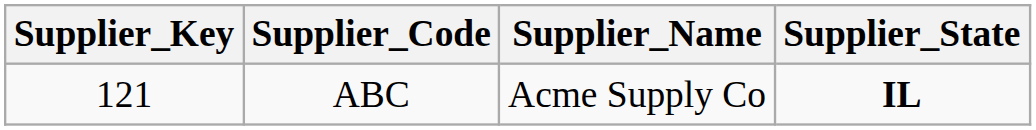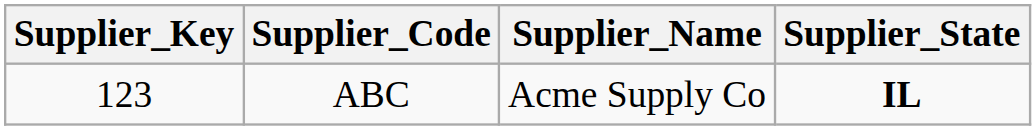(124, 93) 121 -> (124, 93) 123
